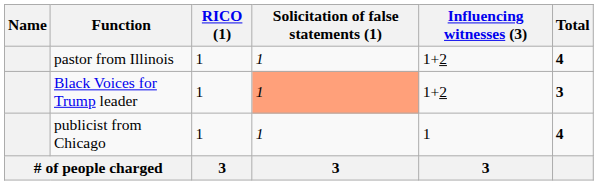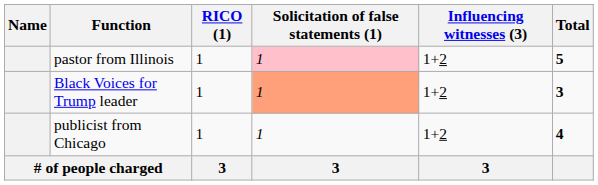(260, 58) no background -> (260, 58) pink background
(560, 58) 4 -> (560, 58) 5
(427, 134) 1 -> (435, 134) 1+2
